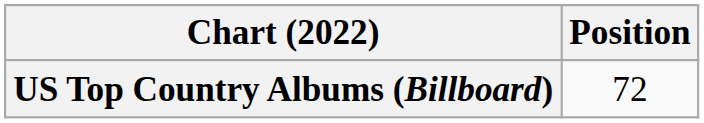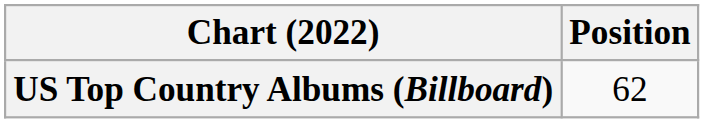(630, 88) 72 -> (630, 88) 62
